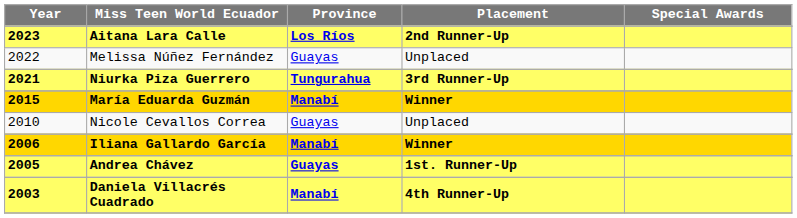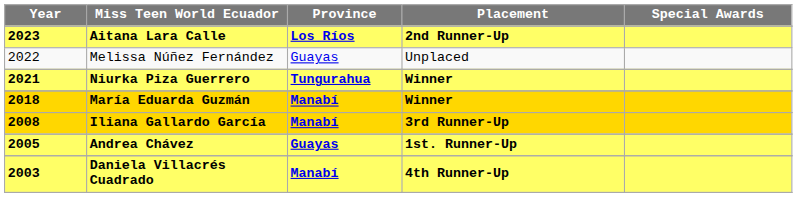(457, 80) 3rd Runner-Up -> (429, 80) Winner
(24, 102) 2015 -> (24, 102) 2018
- row: (178, 123)
(24, 145) 2006 -> (24, 123) 2008
(429, 145) Winner -> (457, 123) 3rd Runner-Up
